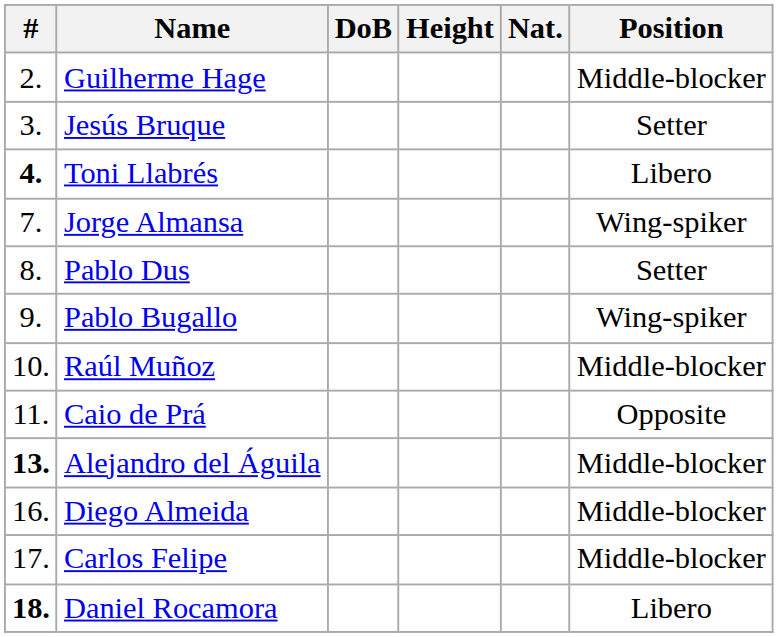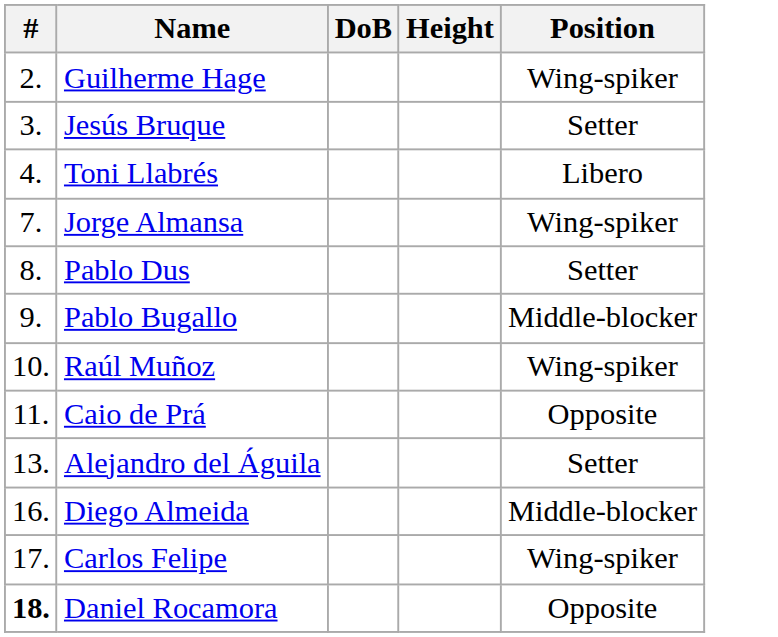- column: (535, 28)
(671, 76) Middle-blocker -> (602, 76) Wing-spiker
(31, 173) bold -> (31, 173) normal
(671, 317) Wing-spiker -> (602, 317) Middle-blocker
(671, 366) Middle-blocker -> (602, 366) Wing-spiker
(31, 462) bold -> (31, 462) normal
(671, 462) Middle-blocker -> (602, 462) Setter
(671, 558) Middle-blocker -> (602, 558) Wing-spiker
(671, 607) Libero -> (602, 607) Opposite
